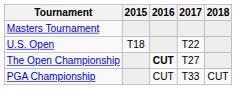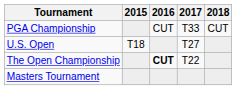rows swapped: (53, 29) <-> (51, 77)
(191, 45) T22 -> (191, 45) T27
(191, 61) T27 -> (191, 61) T22
